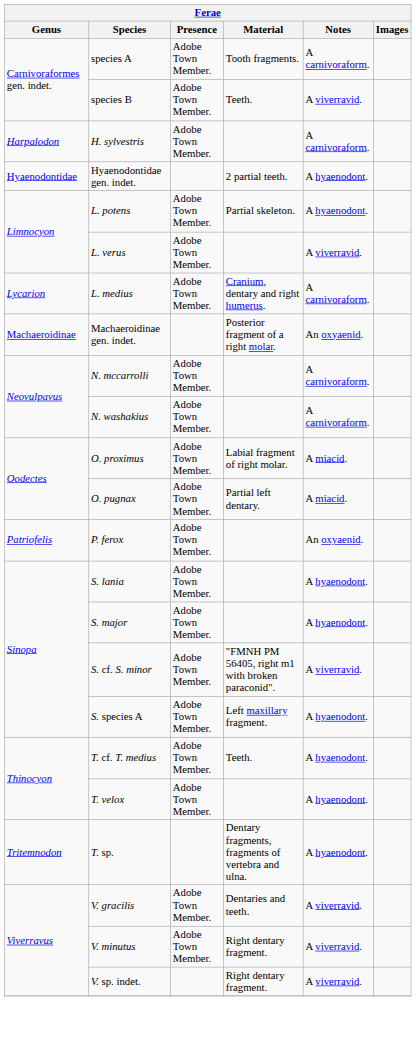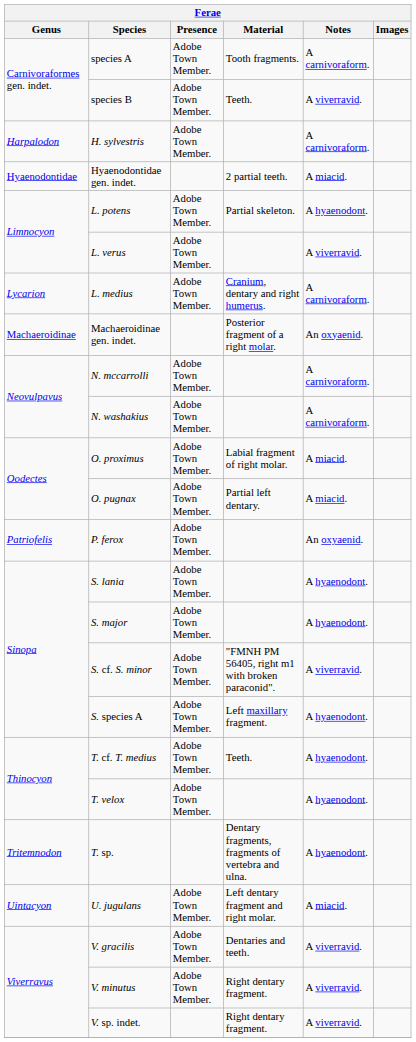(337, 176) A hyaenodont. -> (326, 176) A miacid.
+ row: (116, 905)
